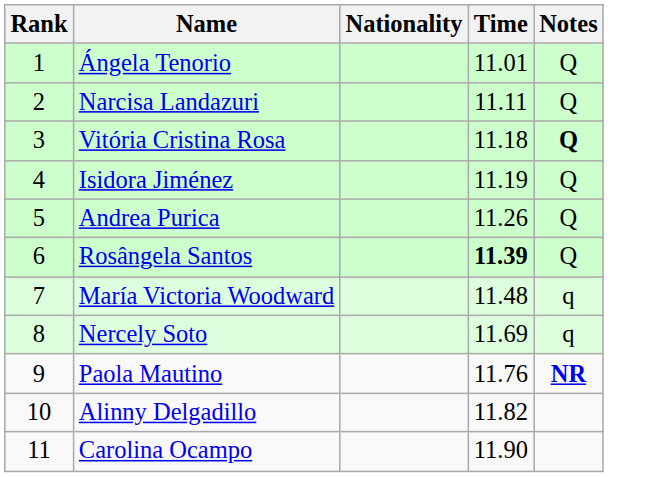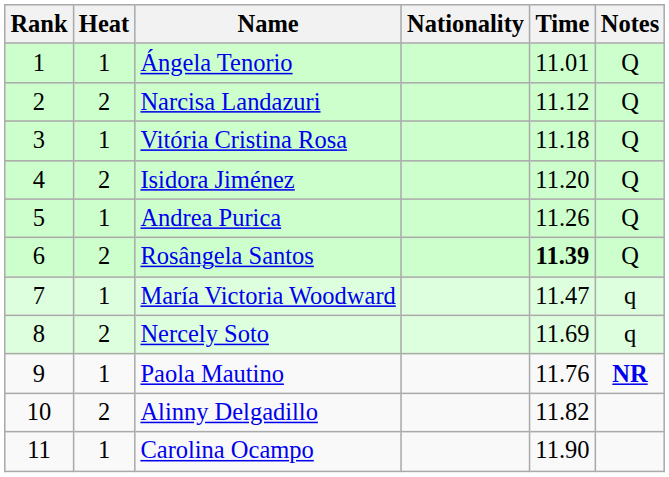+ column: (104, 23)
(501, 101) 11.11 -> (562, 101) 11.12
(568, 140) bold -> (630, 140) normal
(501, 179) 11.19 -> (562, 179) 11.20
(501, 295) 11.48 -> (562, 295) 11.47
